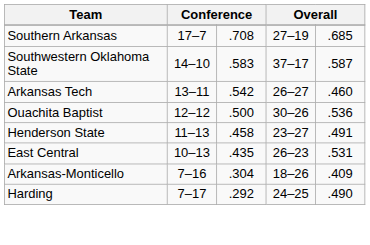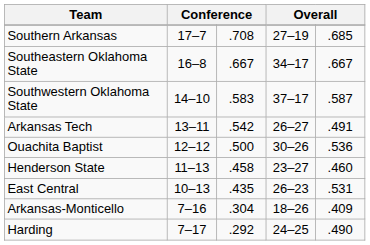+ row: (77, 63)
(340, 91) .460 -> (340, 126) .491
(340, 132) .491 -> (340, 168) .460
